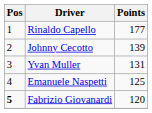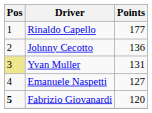(137, 47) 139 -> (137, 47) 136
(9, 64) no background -> (9, 64) khaki background
(137, 81) 125 -> (137, 81) 127
